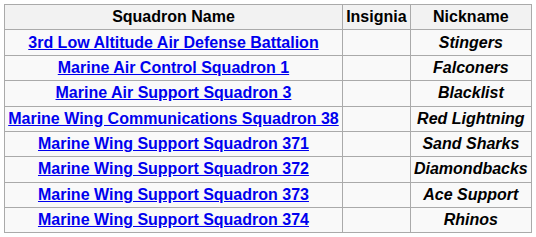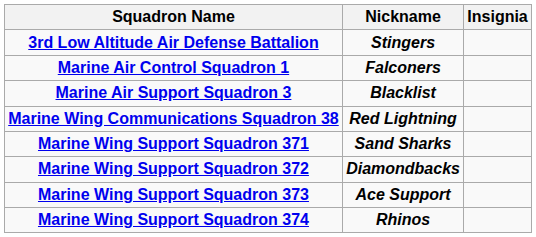columns swapped: (376, 17) <-> (471, 17)
